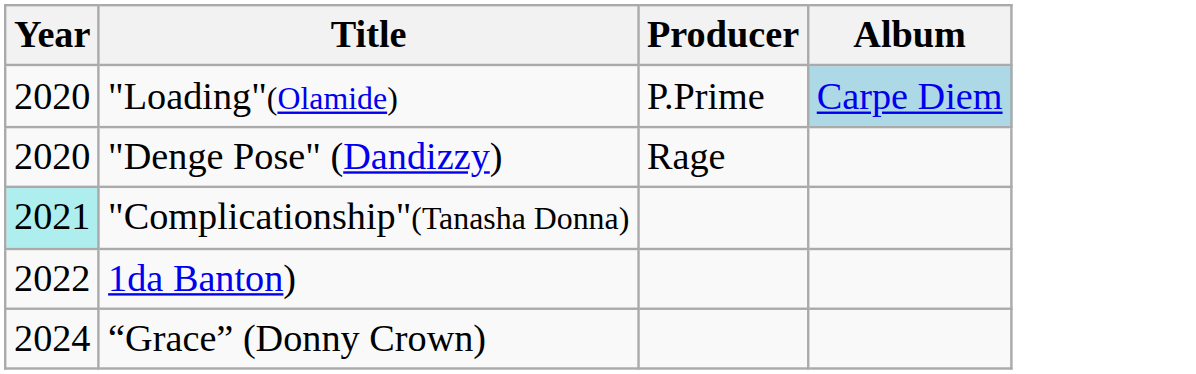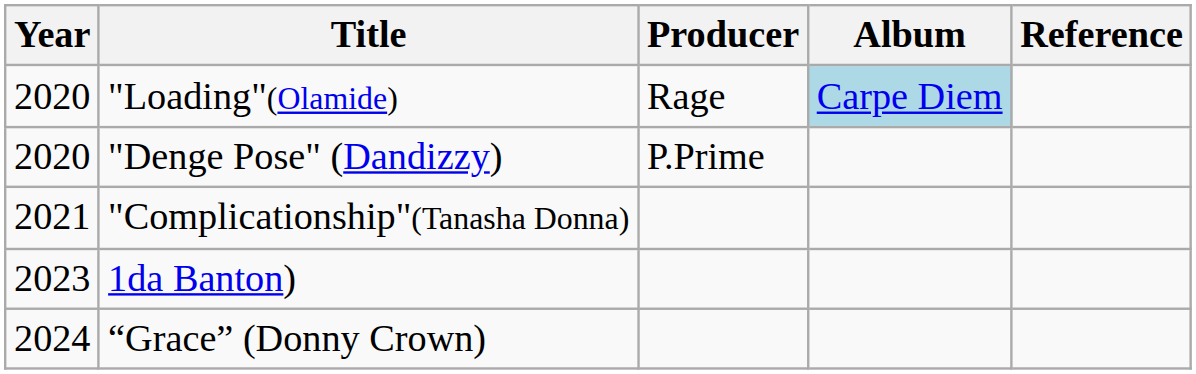+ column: (1102, 34)
(706, 95) P.Prime -> (686, 95) Rage
(686, 156) Rage -> (706, 156) P.Prime
(52, 216) paleturquoise background -> (52, 216) no background
(52, 277) 2022 -> (52, 277) 2023
